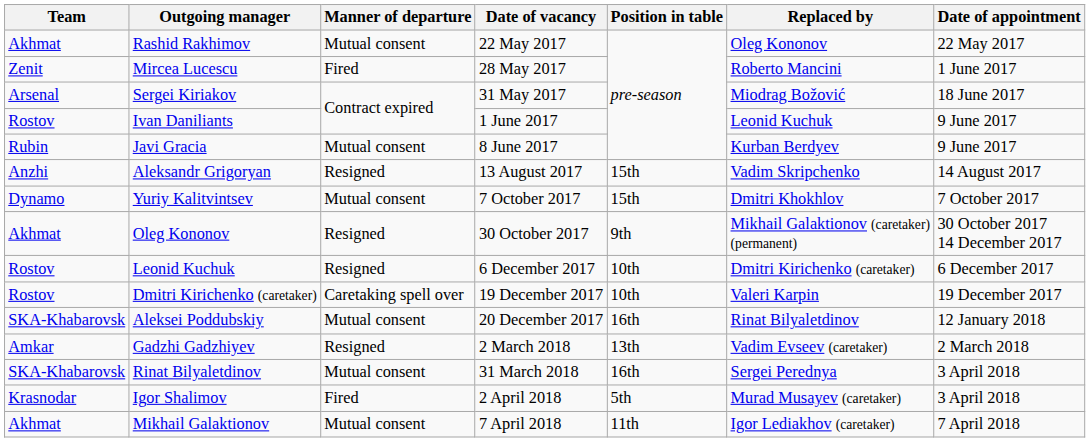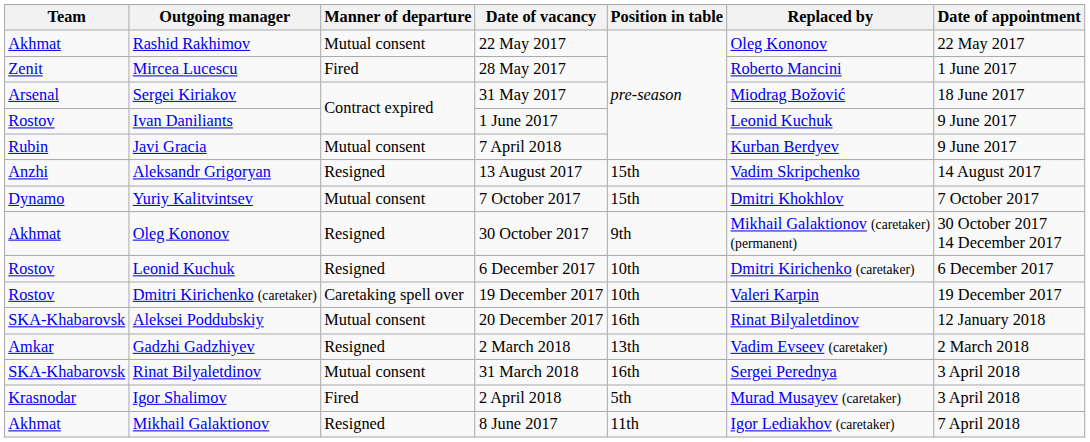(518, 146) 8 June 2017 -> (520, 146) 7 April 2018
(375, 424) Mutual consent -> (355, 424) Resigned
(520, 424) 7 April 2018 -> (518, 424) 8 June 2017
